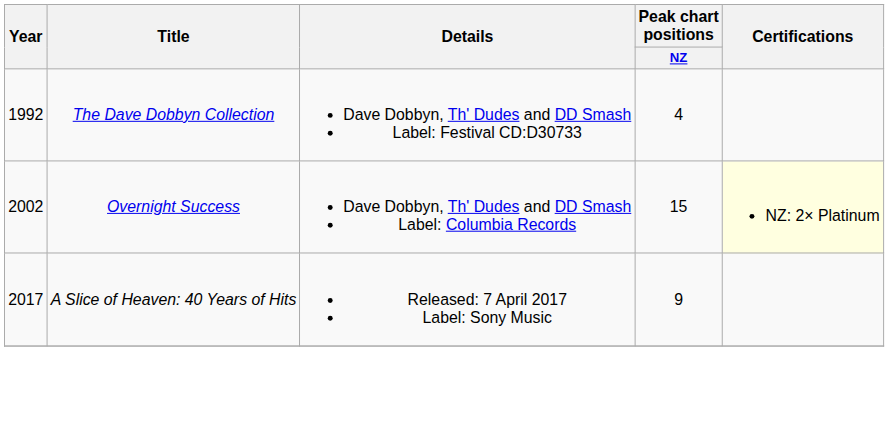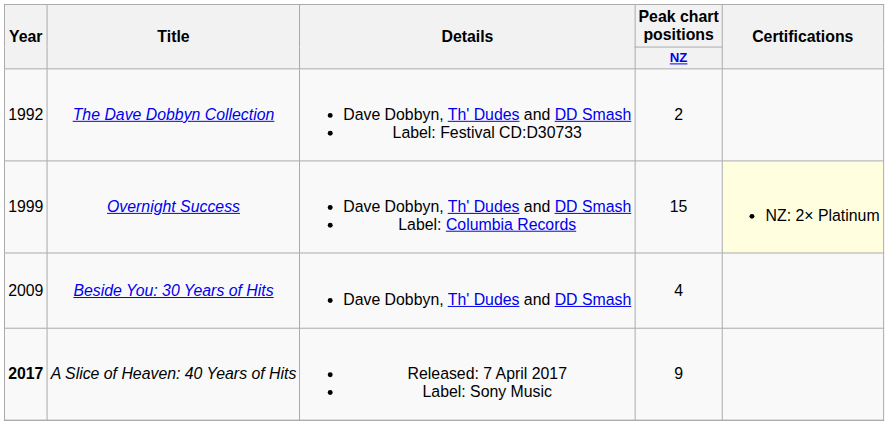(679, 114) 4 -> (679, 114) 2
(26, 207) 2002 -> (26, 207) 1999
+ row: (174, 290)
(26, 299) normal -> (26, 374) bold
